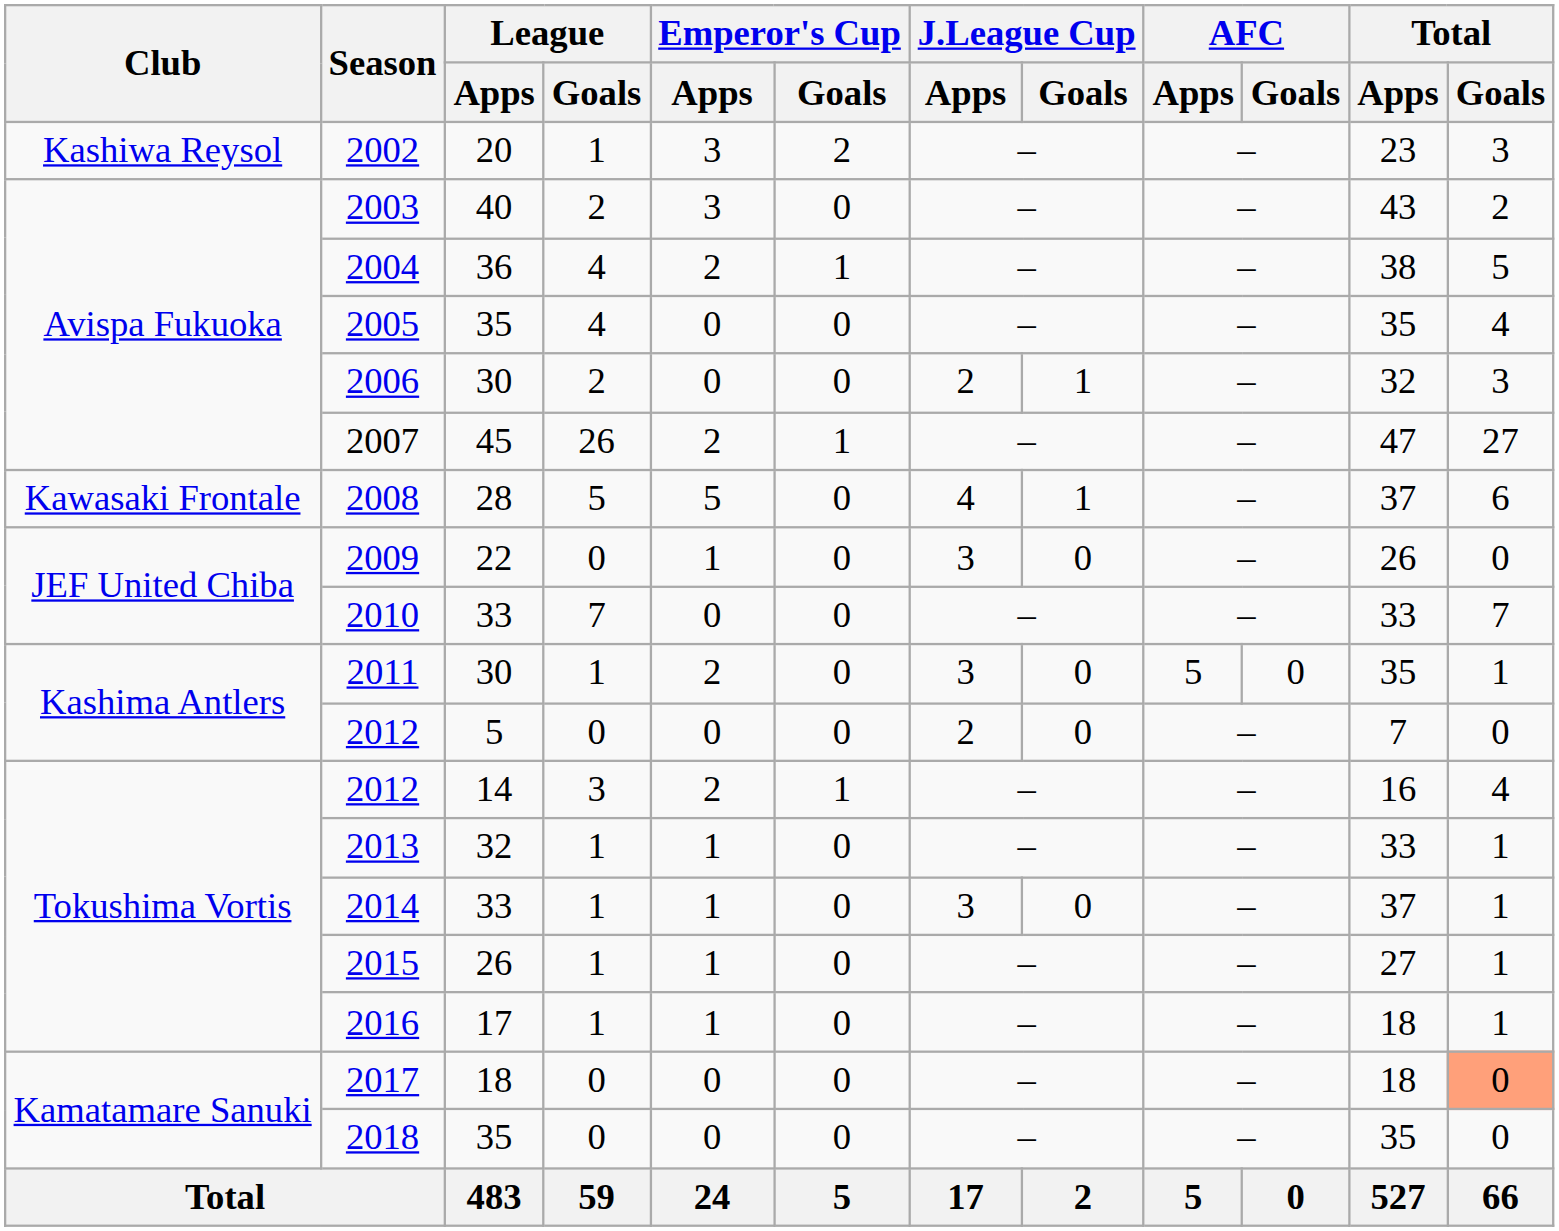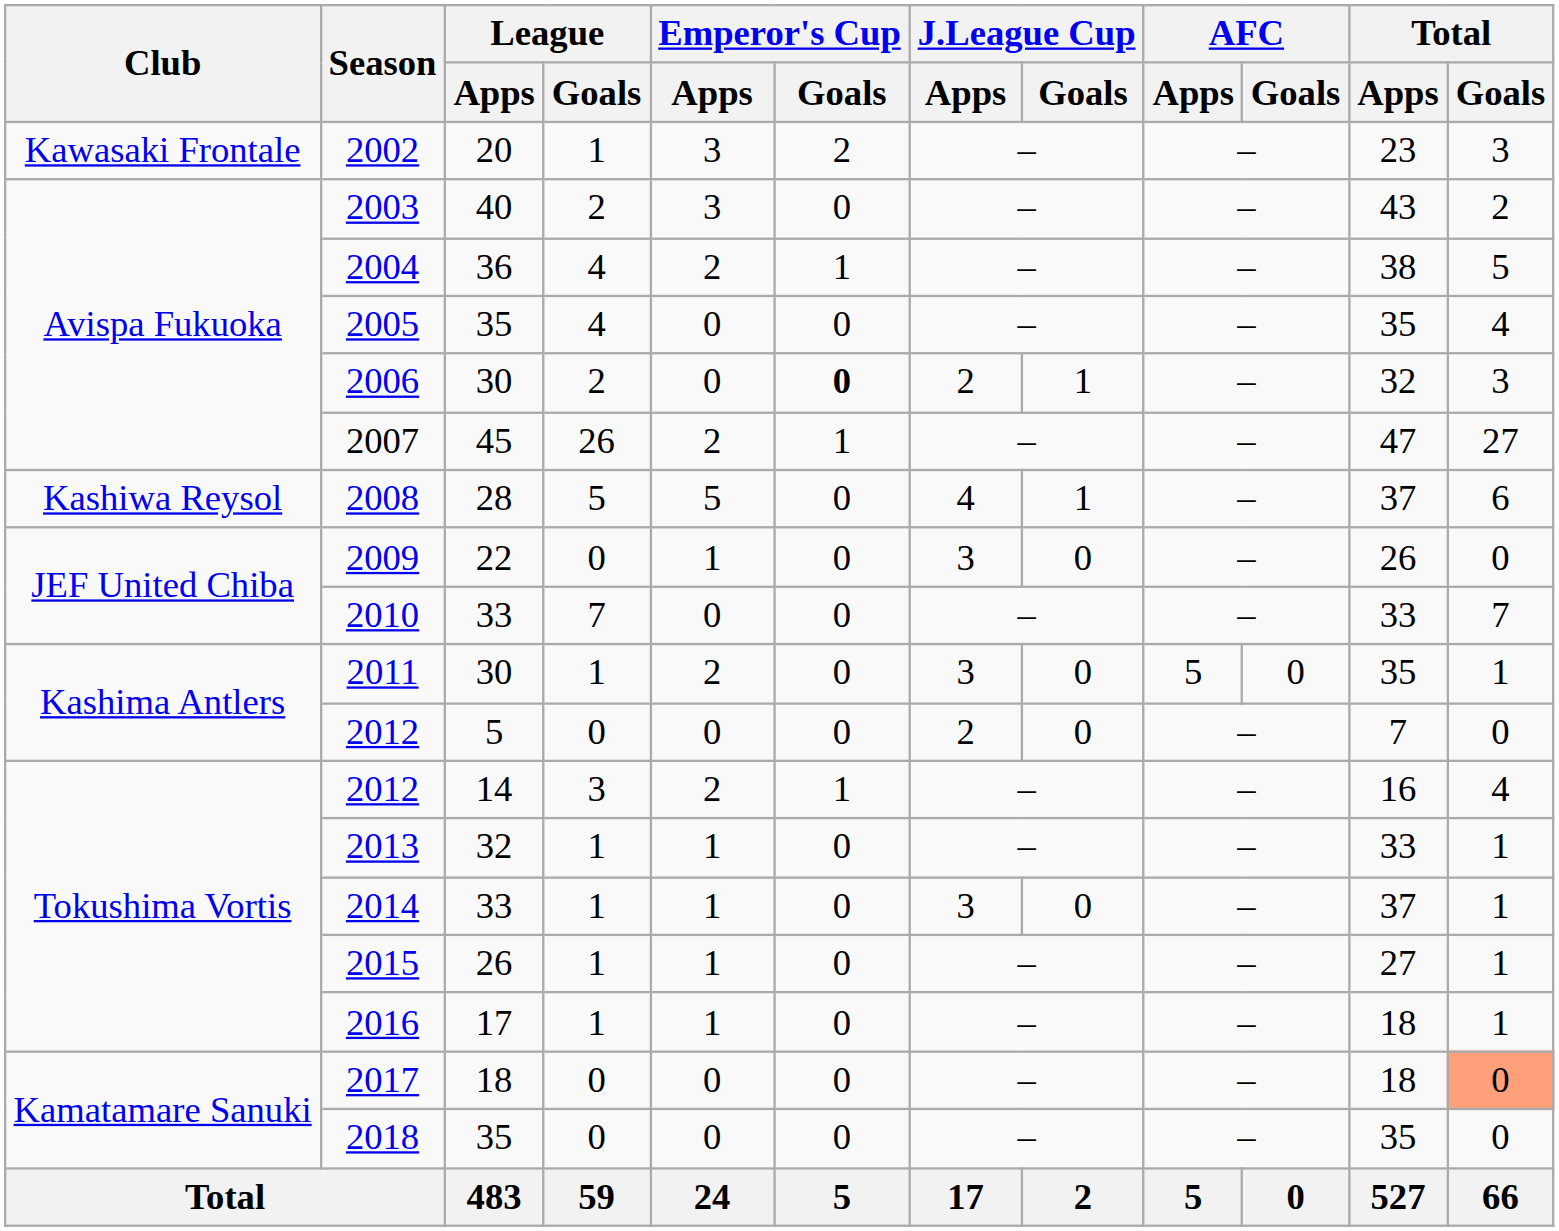(163, 149) Kashiwa Reysol -> (163, 149) Kawasaki Frontale
(842, 382) normal -> (842, 382) bold
(163, 498) Kawasaki Frontale -> (163, 498) Kashiwa Reysol
